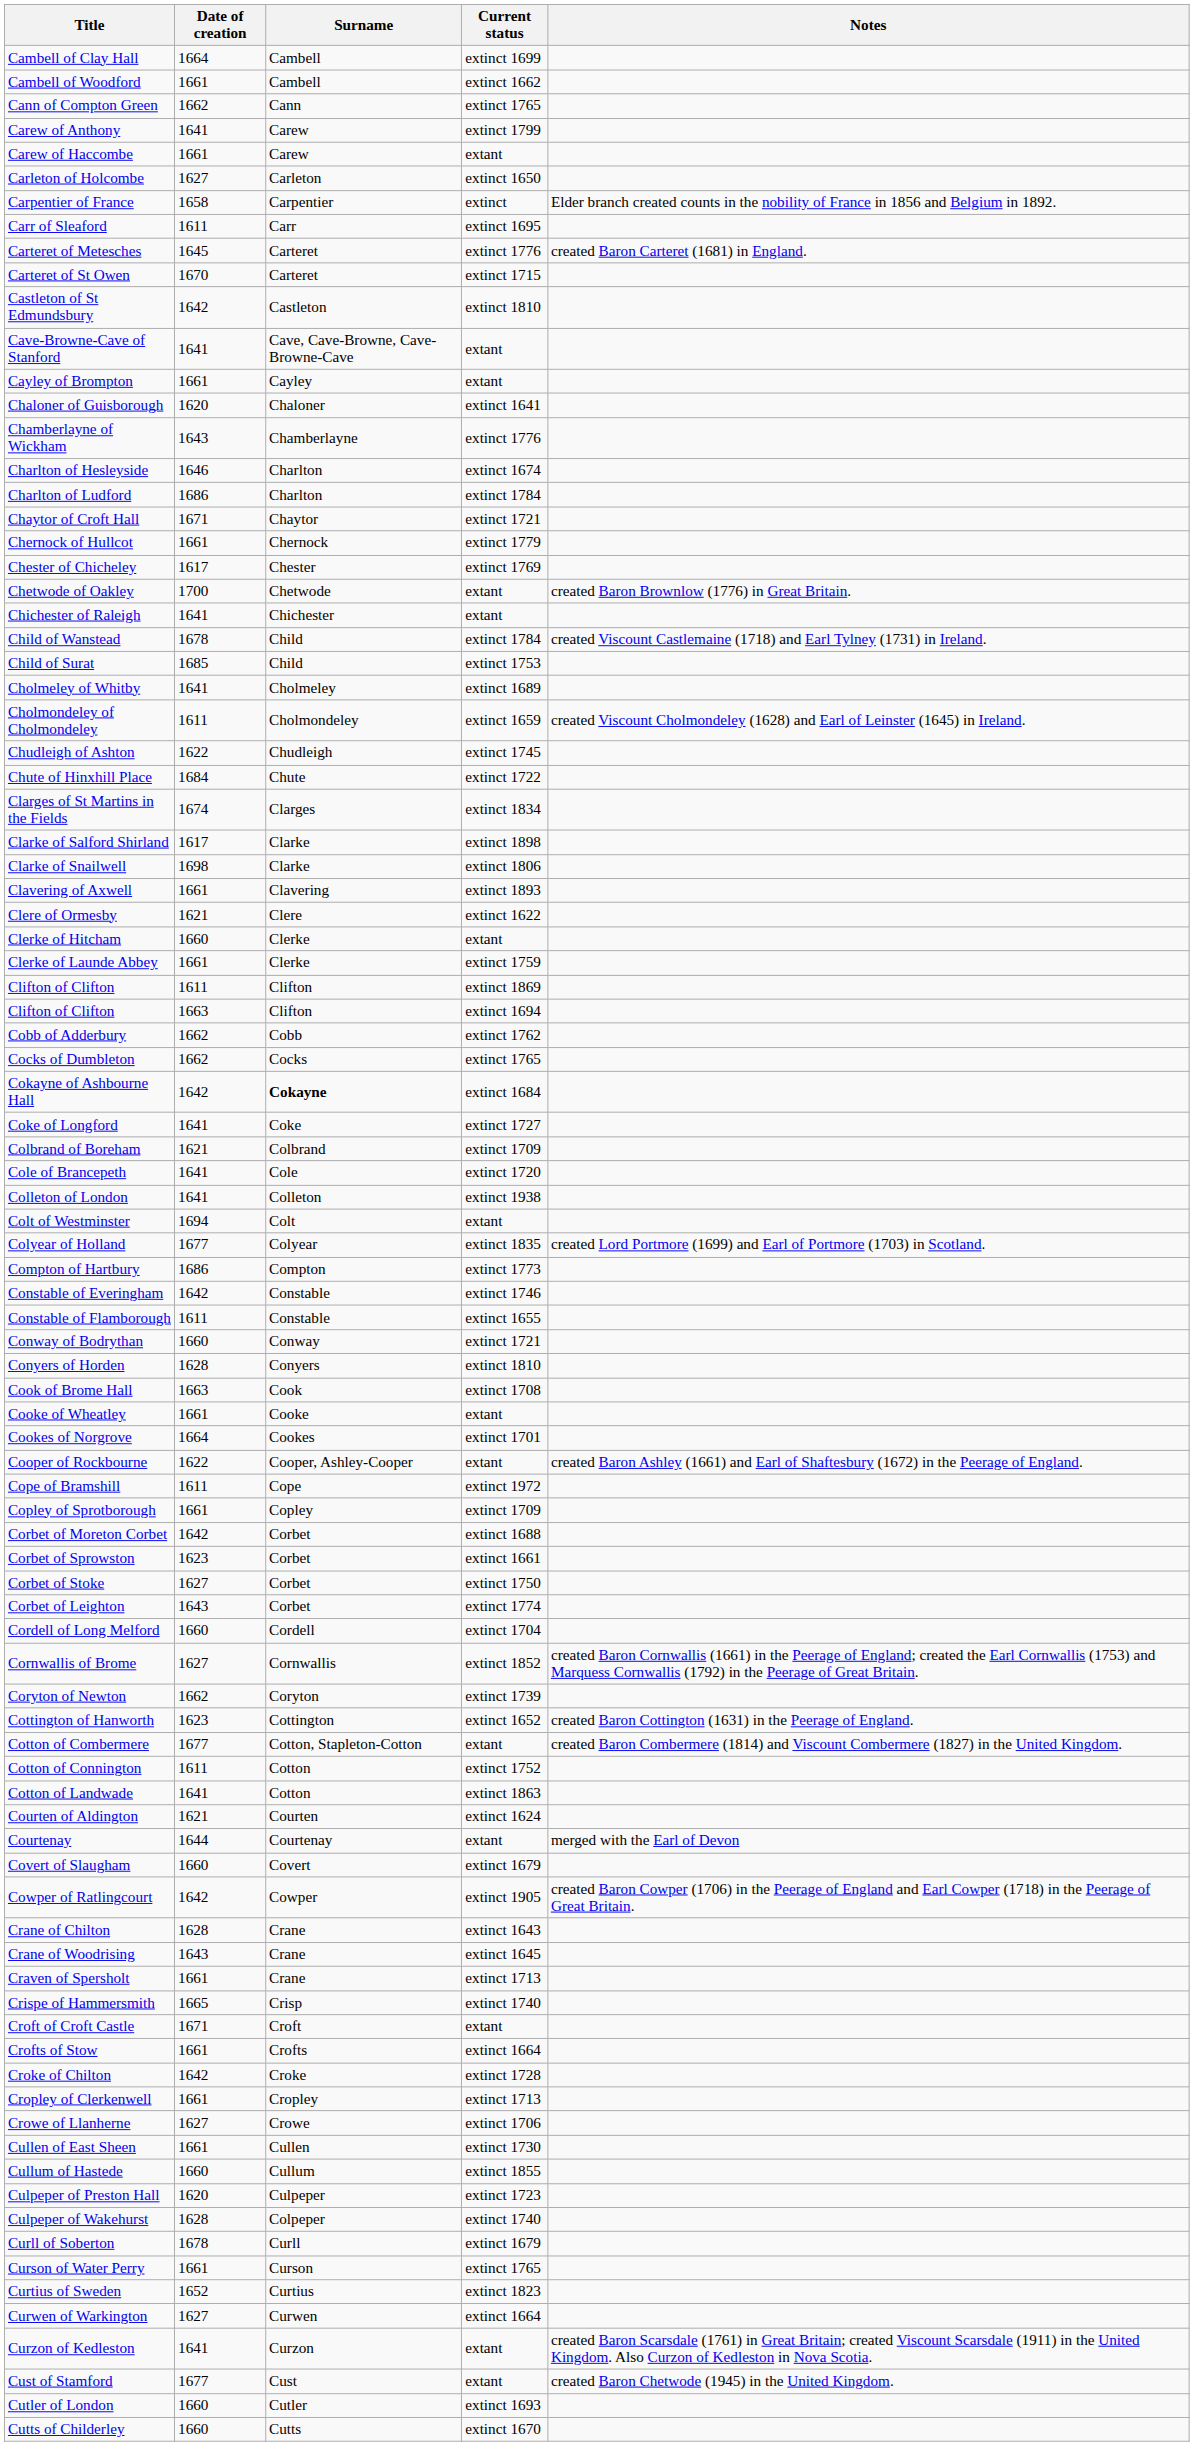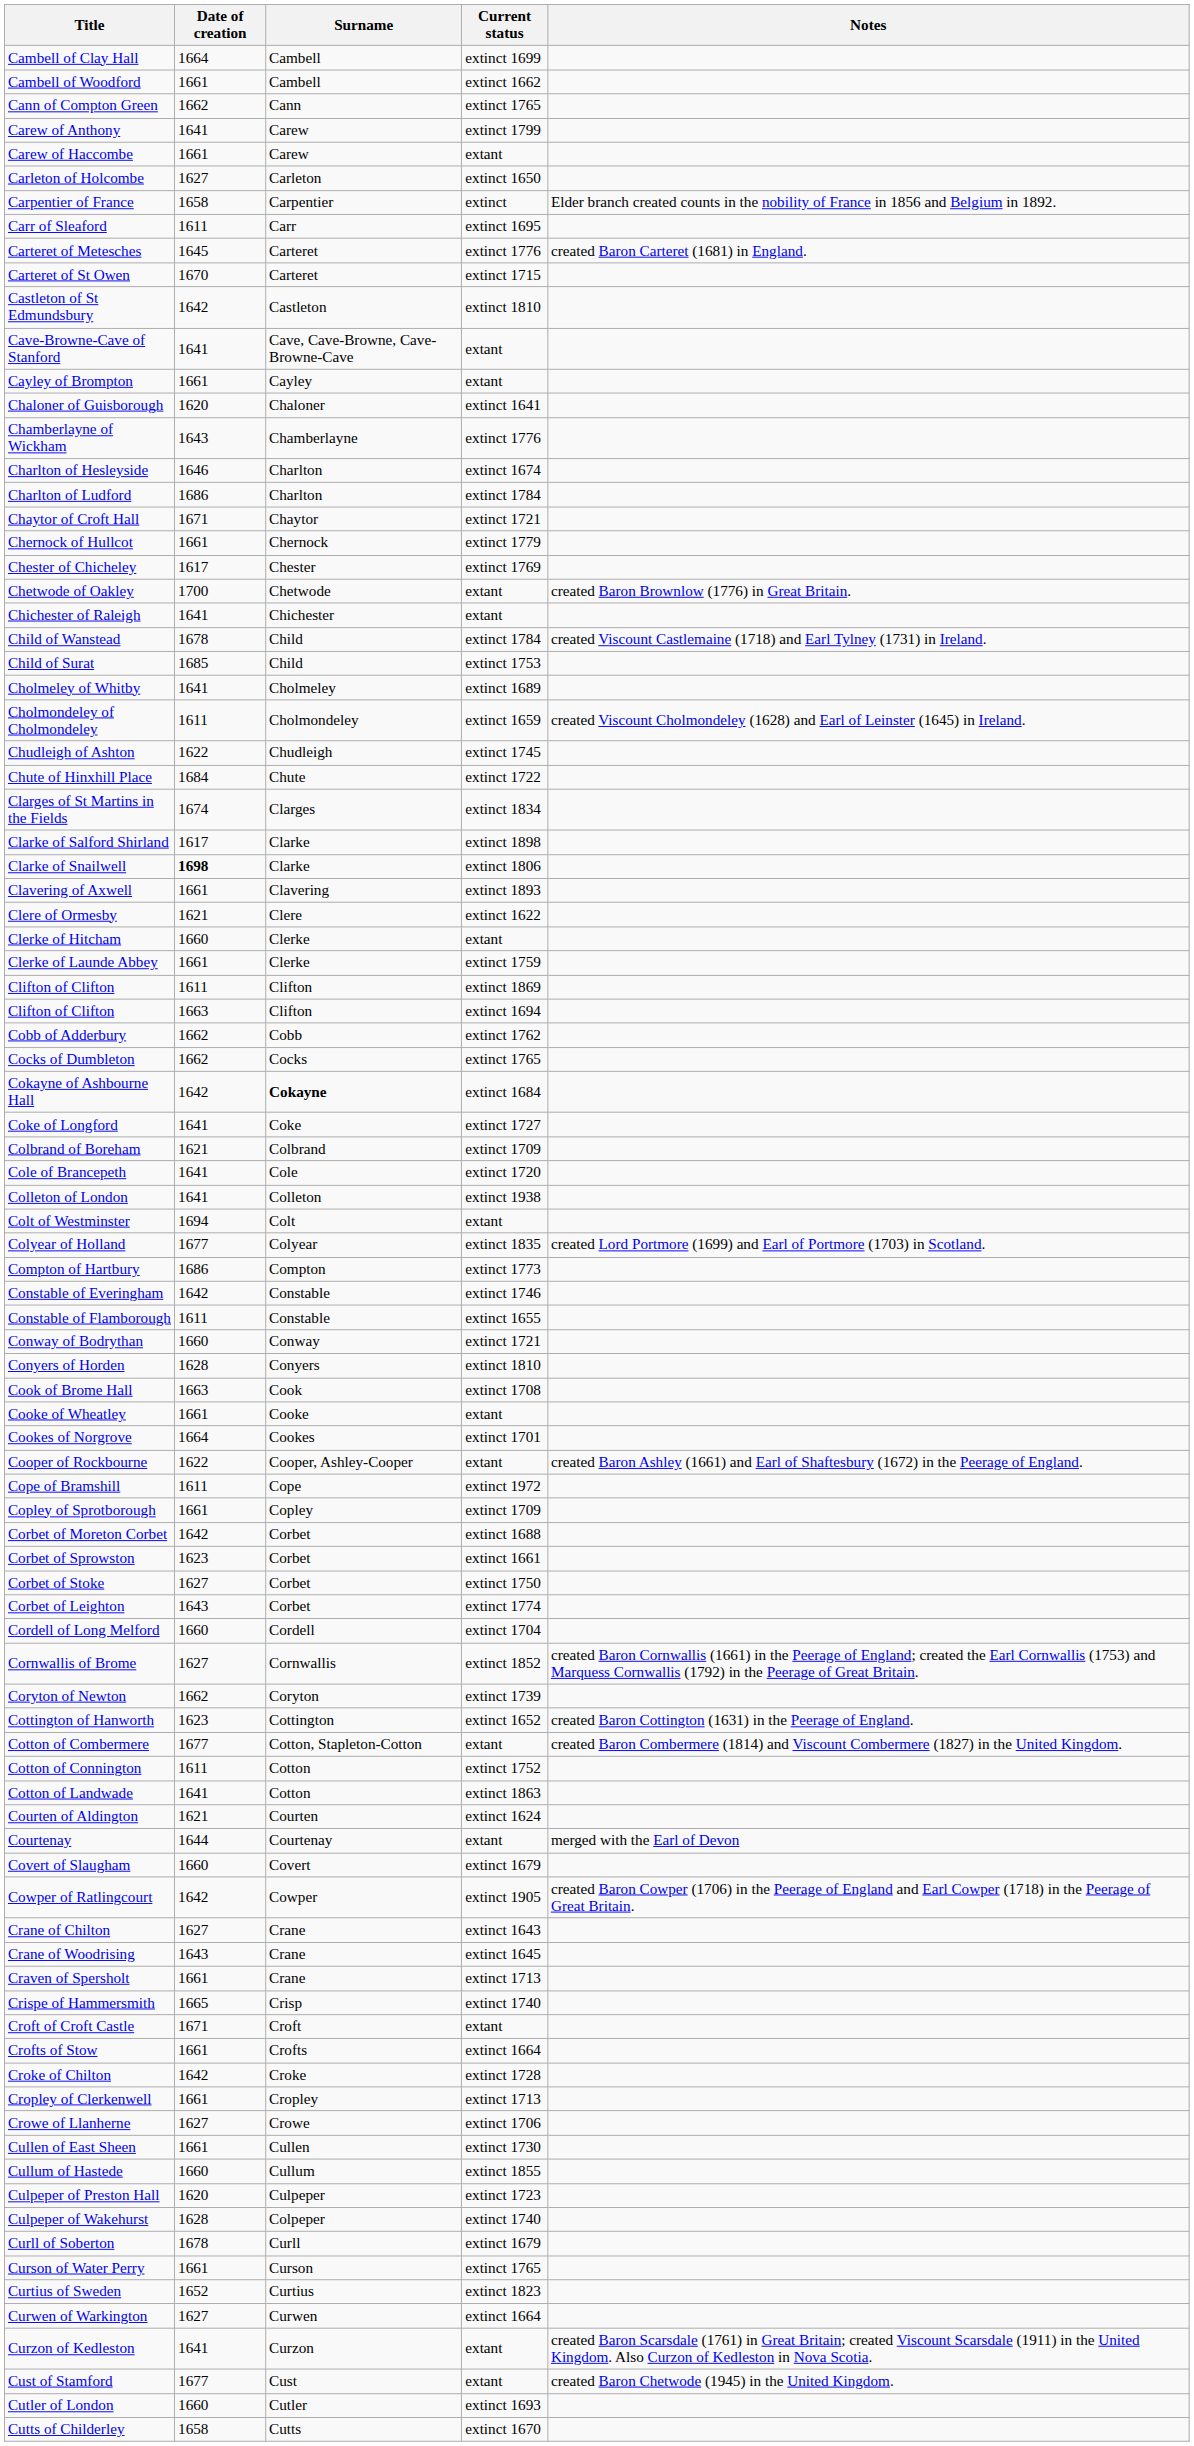(193, 866) normal -> (193, 866) bold
(193, 1930) 1628 -> (193, 1930) 1627
(193, 2429) 1660 -> (193, 2429) 1658
